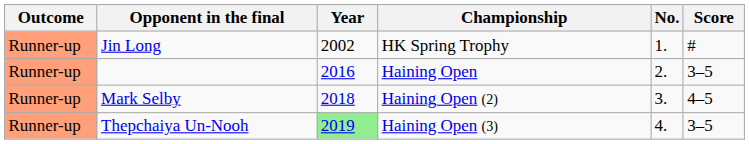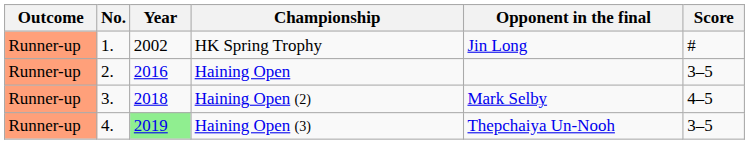columns swapped: (667, 17) <-> (207, 17)
